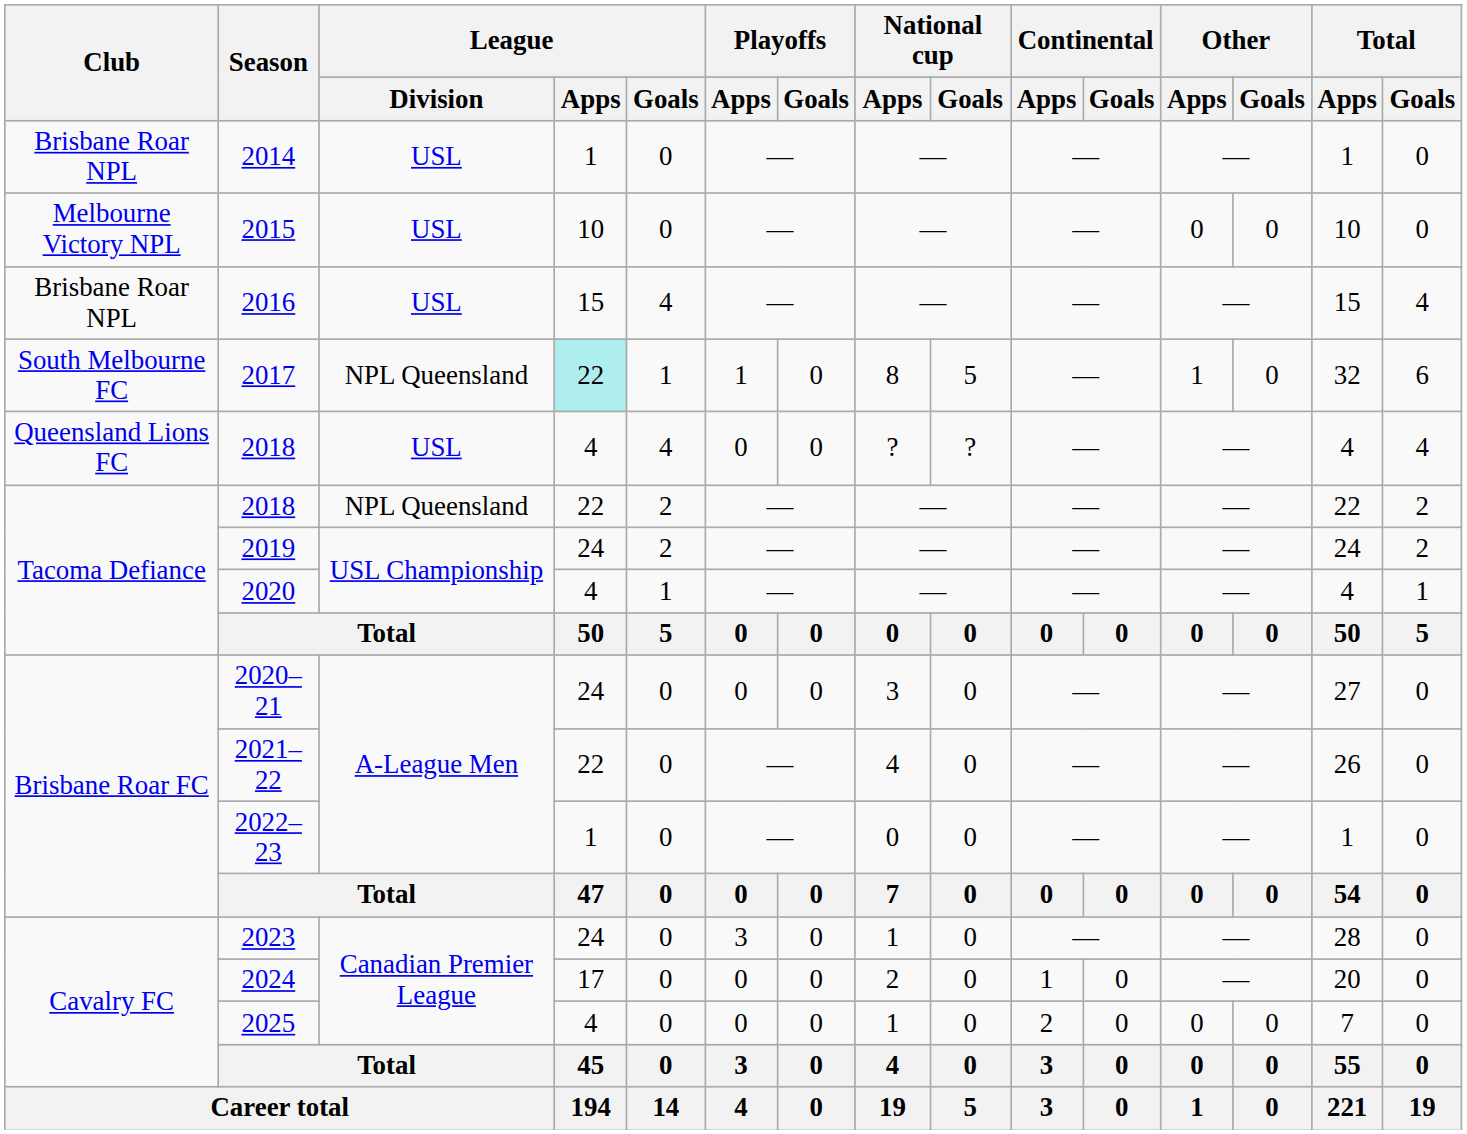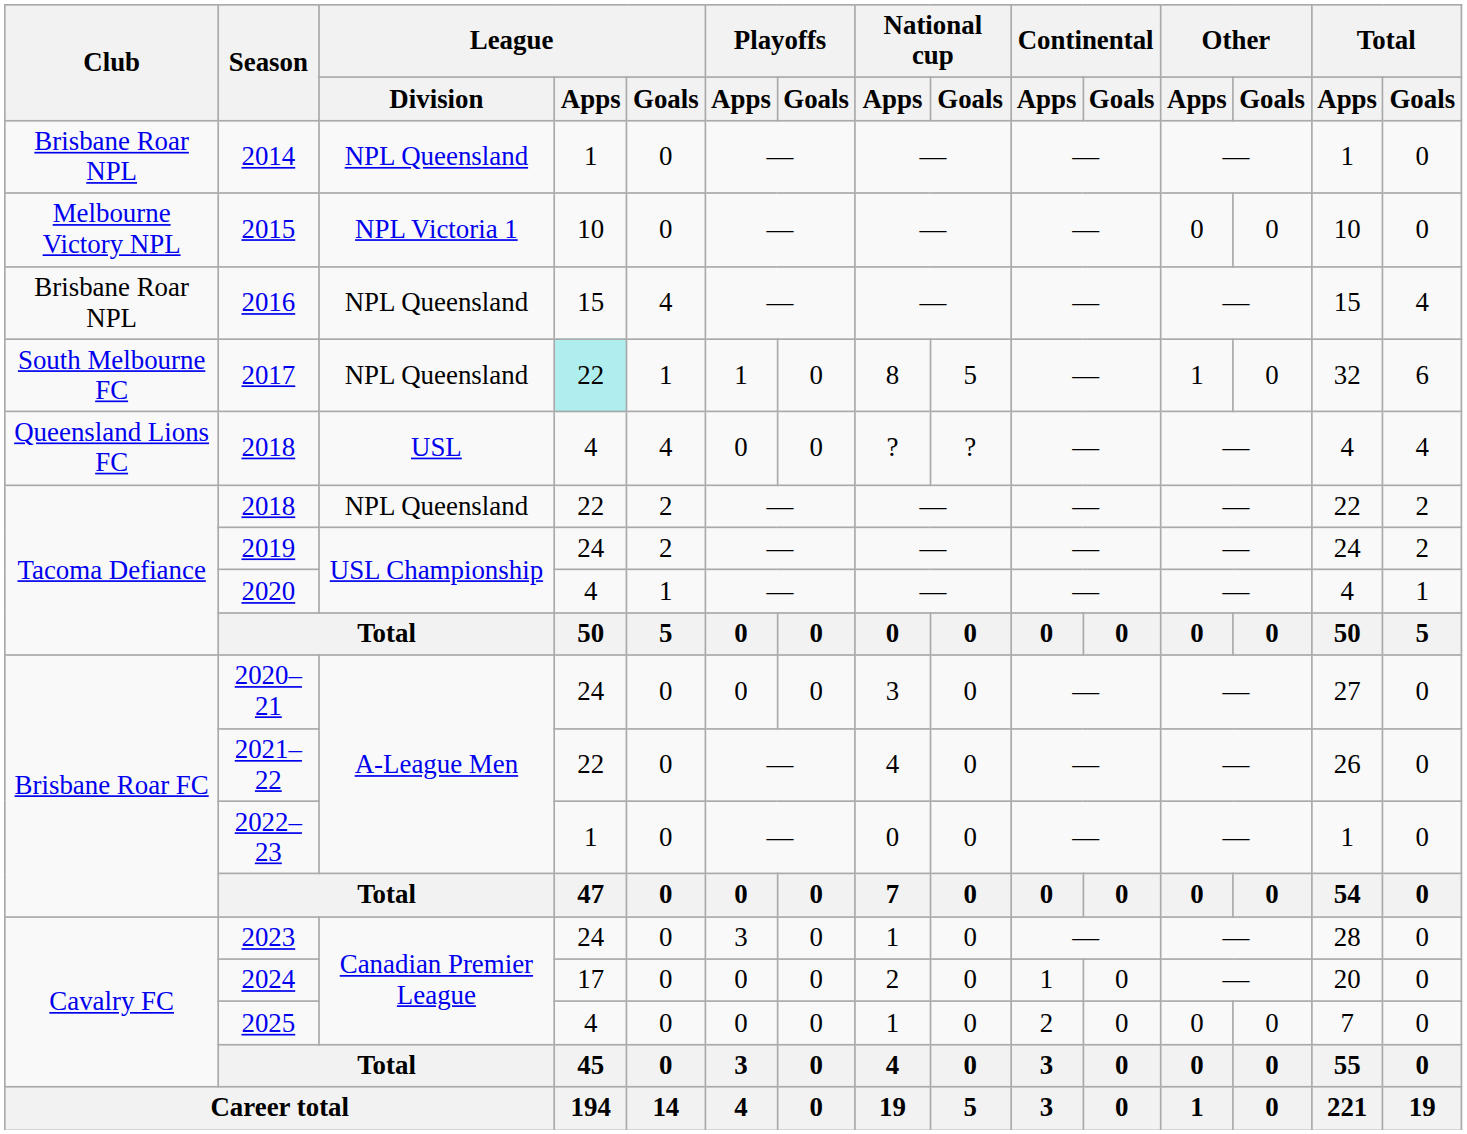(436, 156) USL -> (436, 156) NPL Queensland
(436, 229) USL -> (436, 229) NPL Victoria 1
(436, 302) USL -> (436, 302) NPL Queensland
